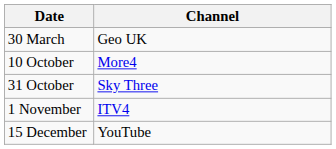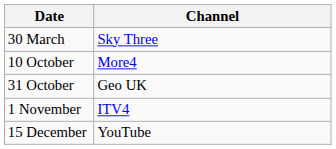(122, 39) Geo UK -> (128, 39) Sky Three
(128, 86) Sky Three -> (122, 86) Geo UK
